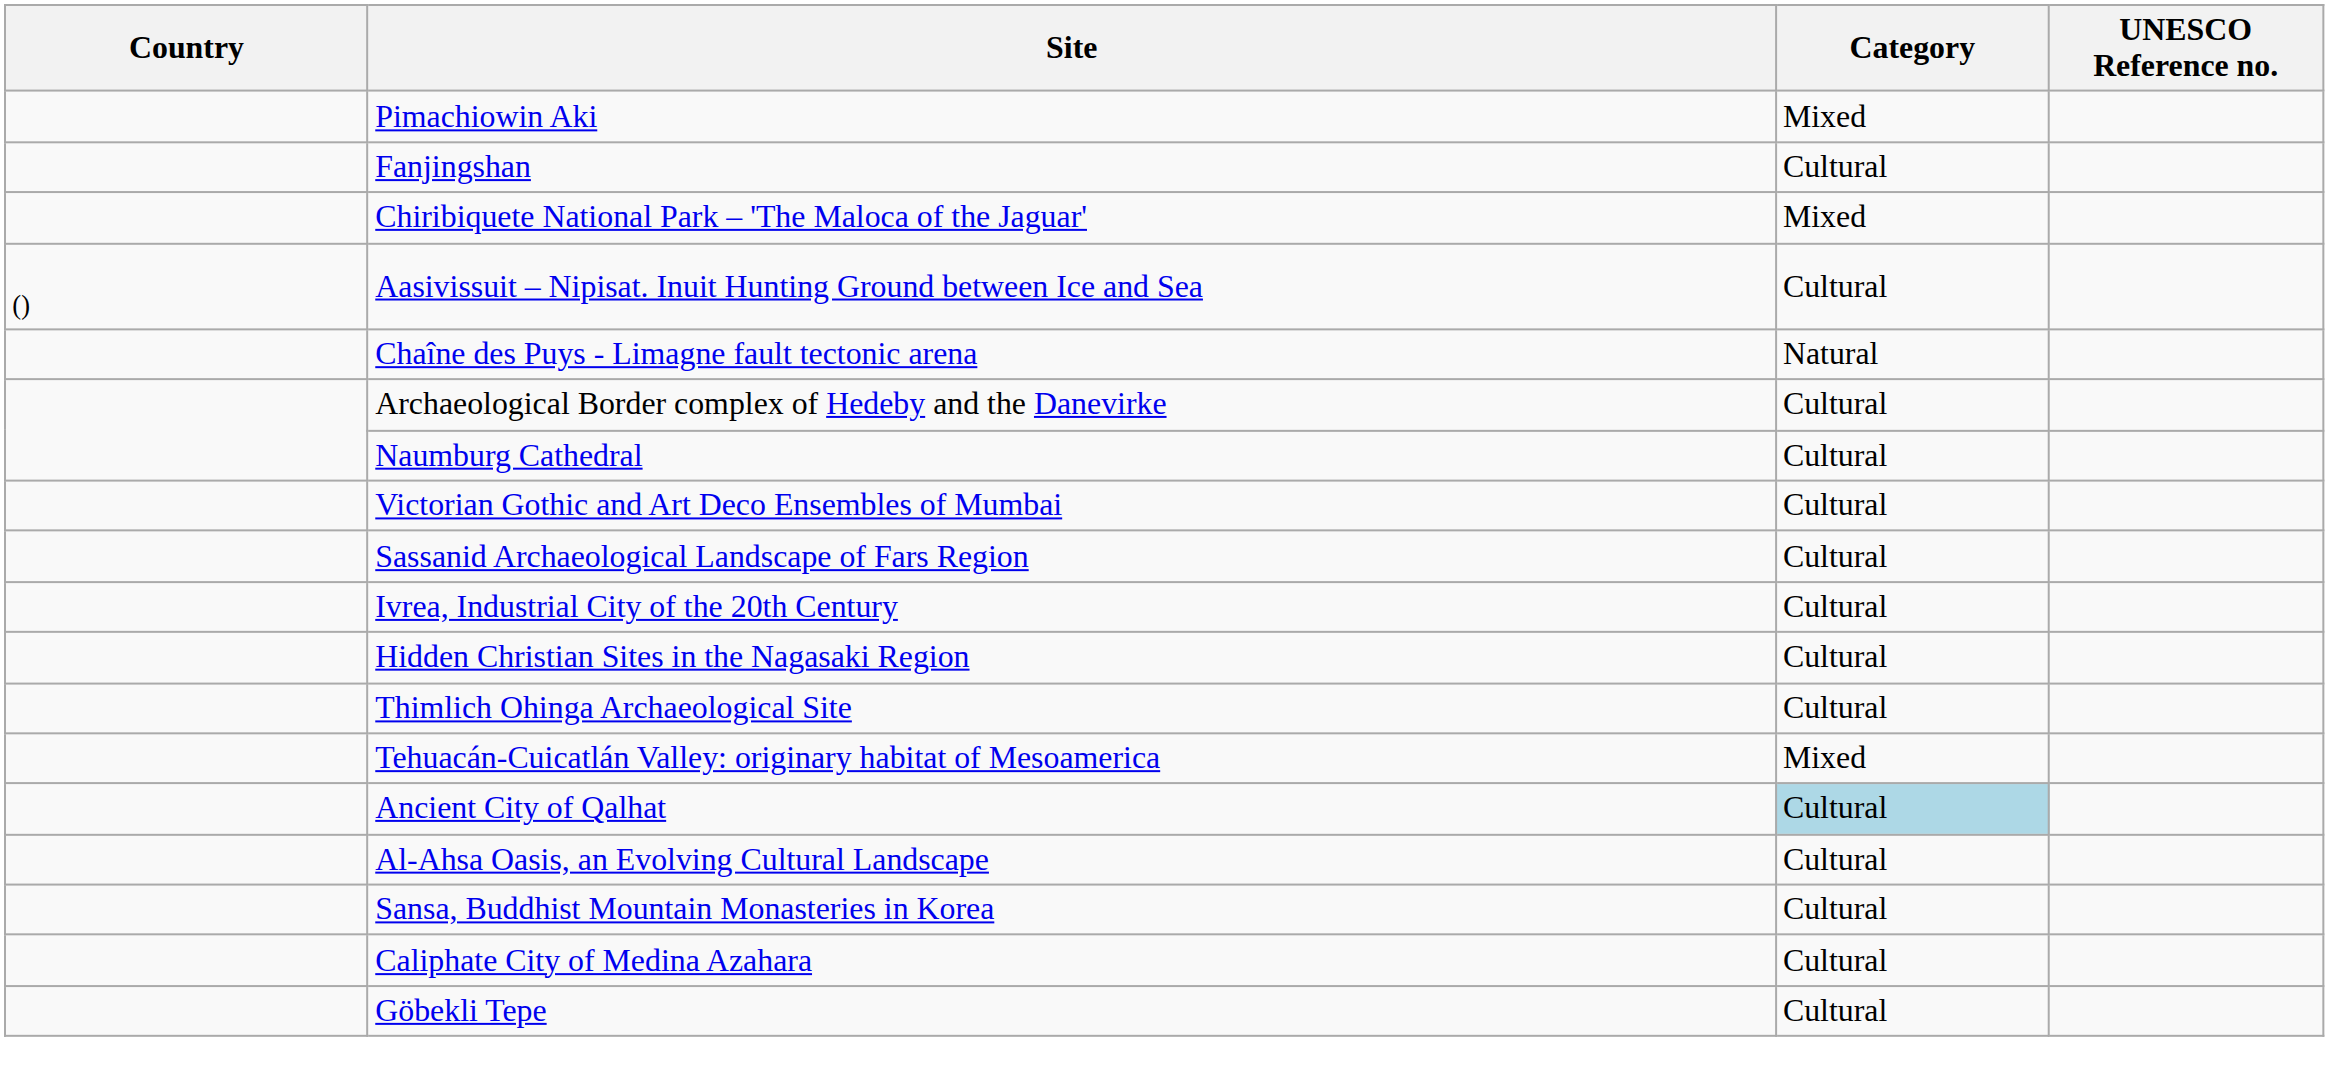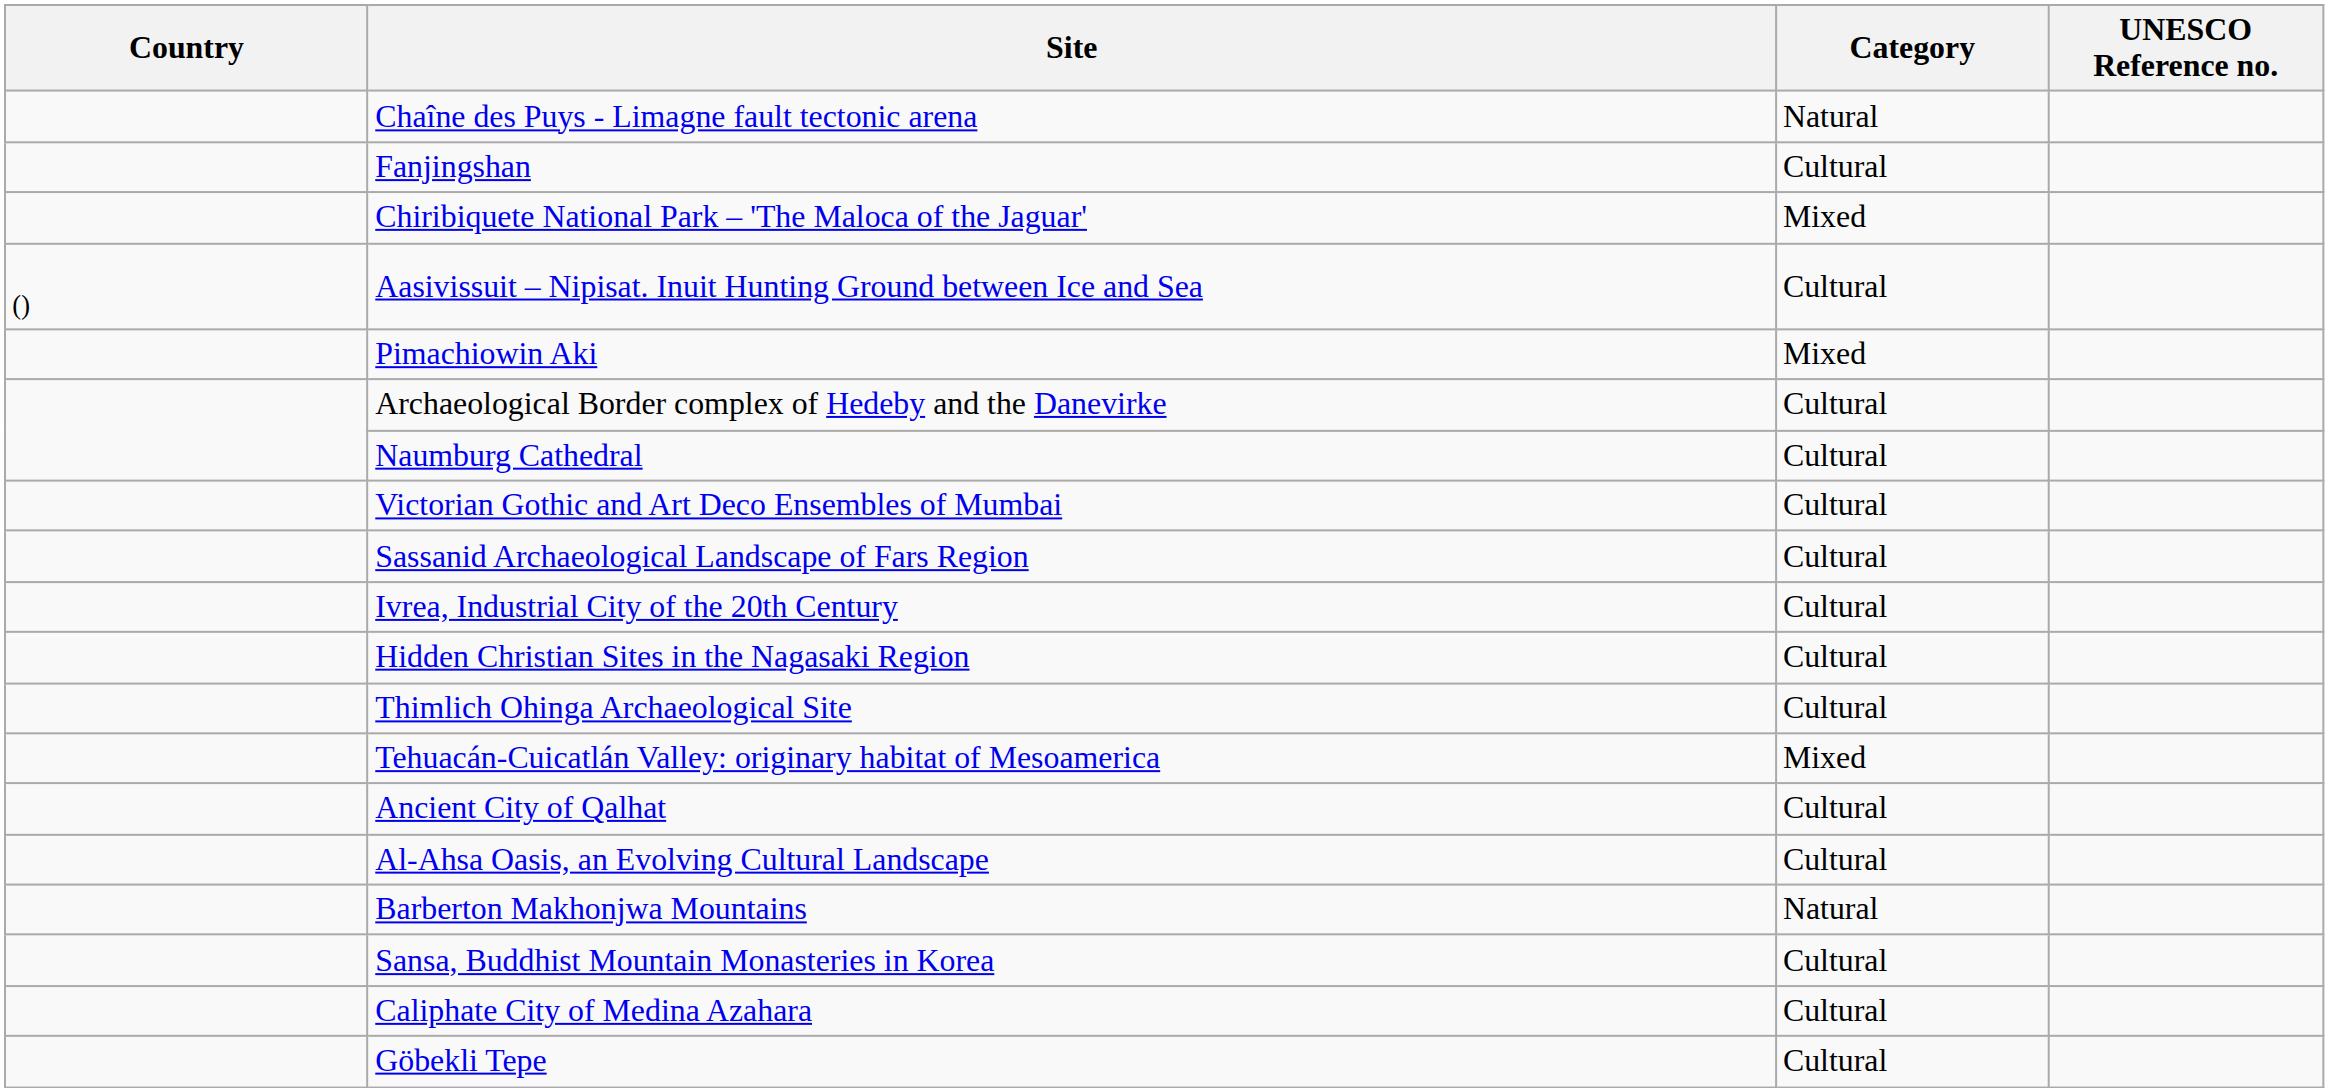rows swapped: (486, 116) <-> (676, 353)
(1835, 808) lightblue background -> (1835, 808) no background
+ row: (591, 909)
